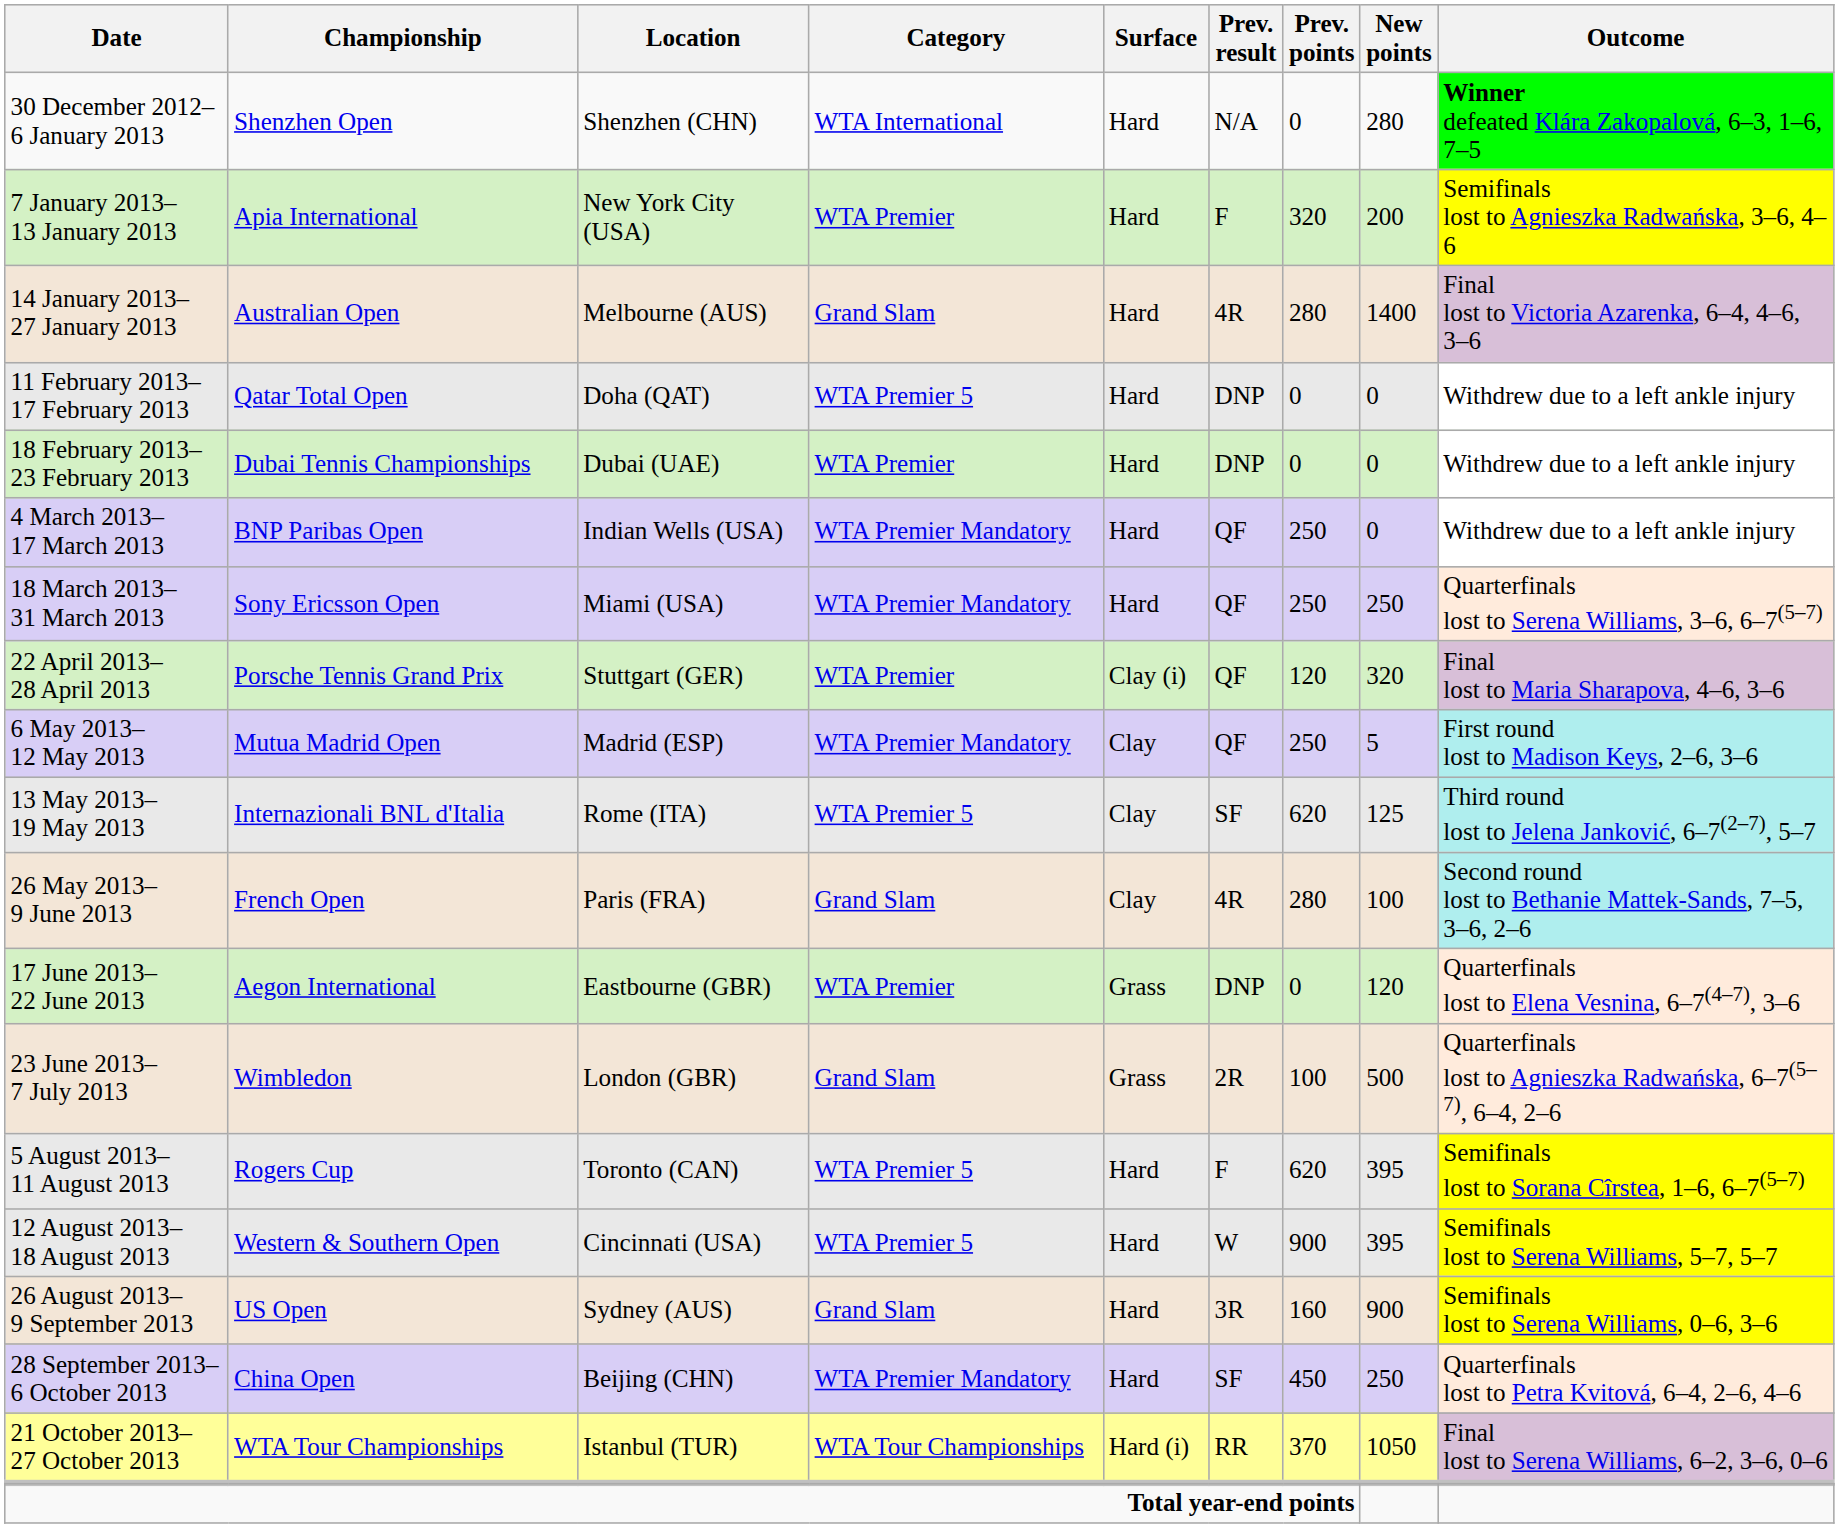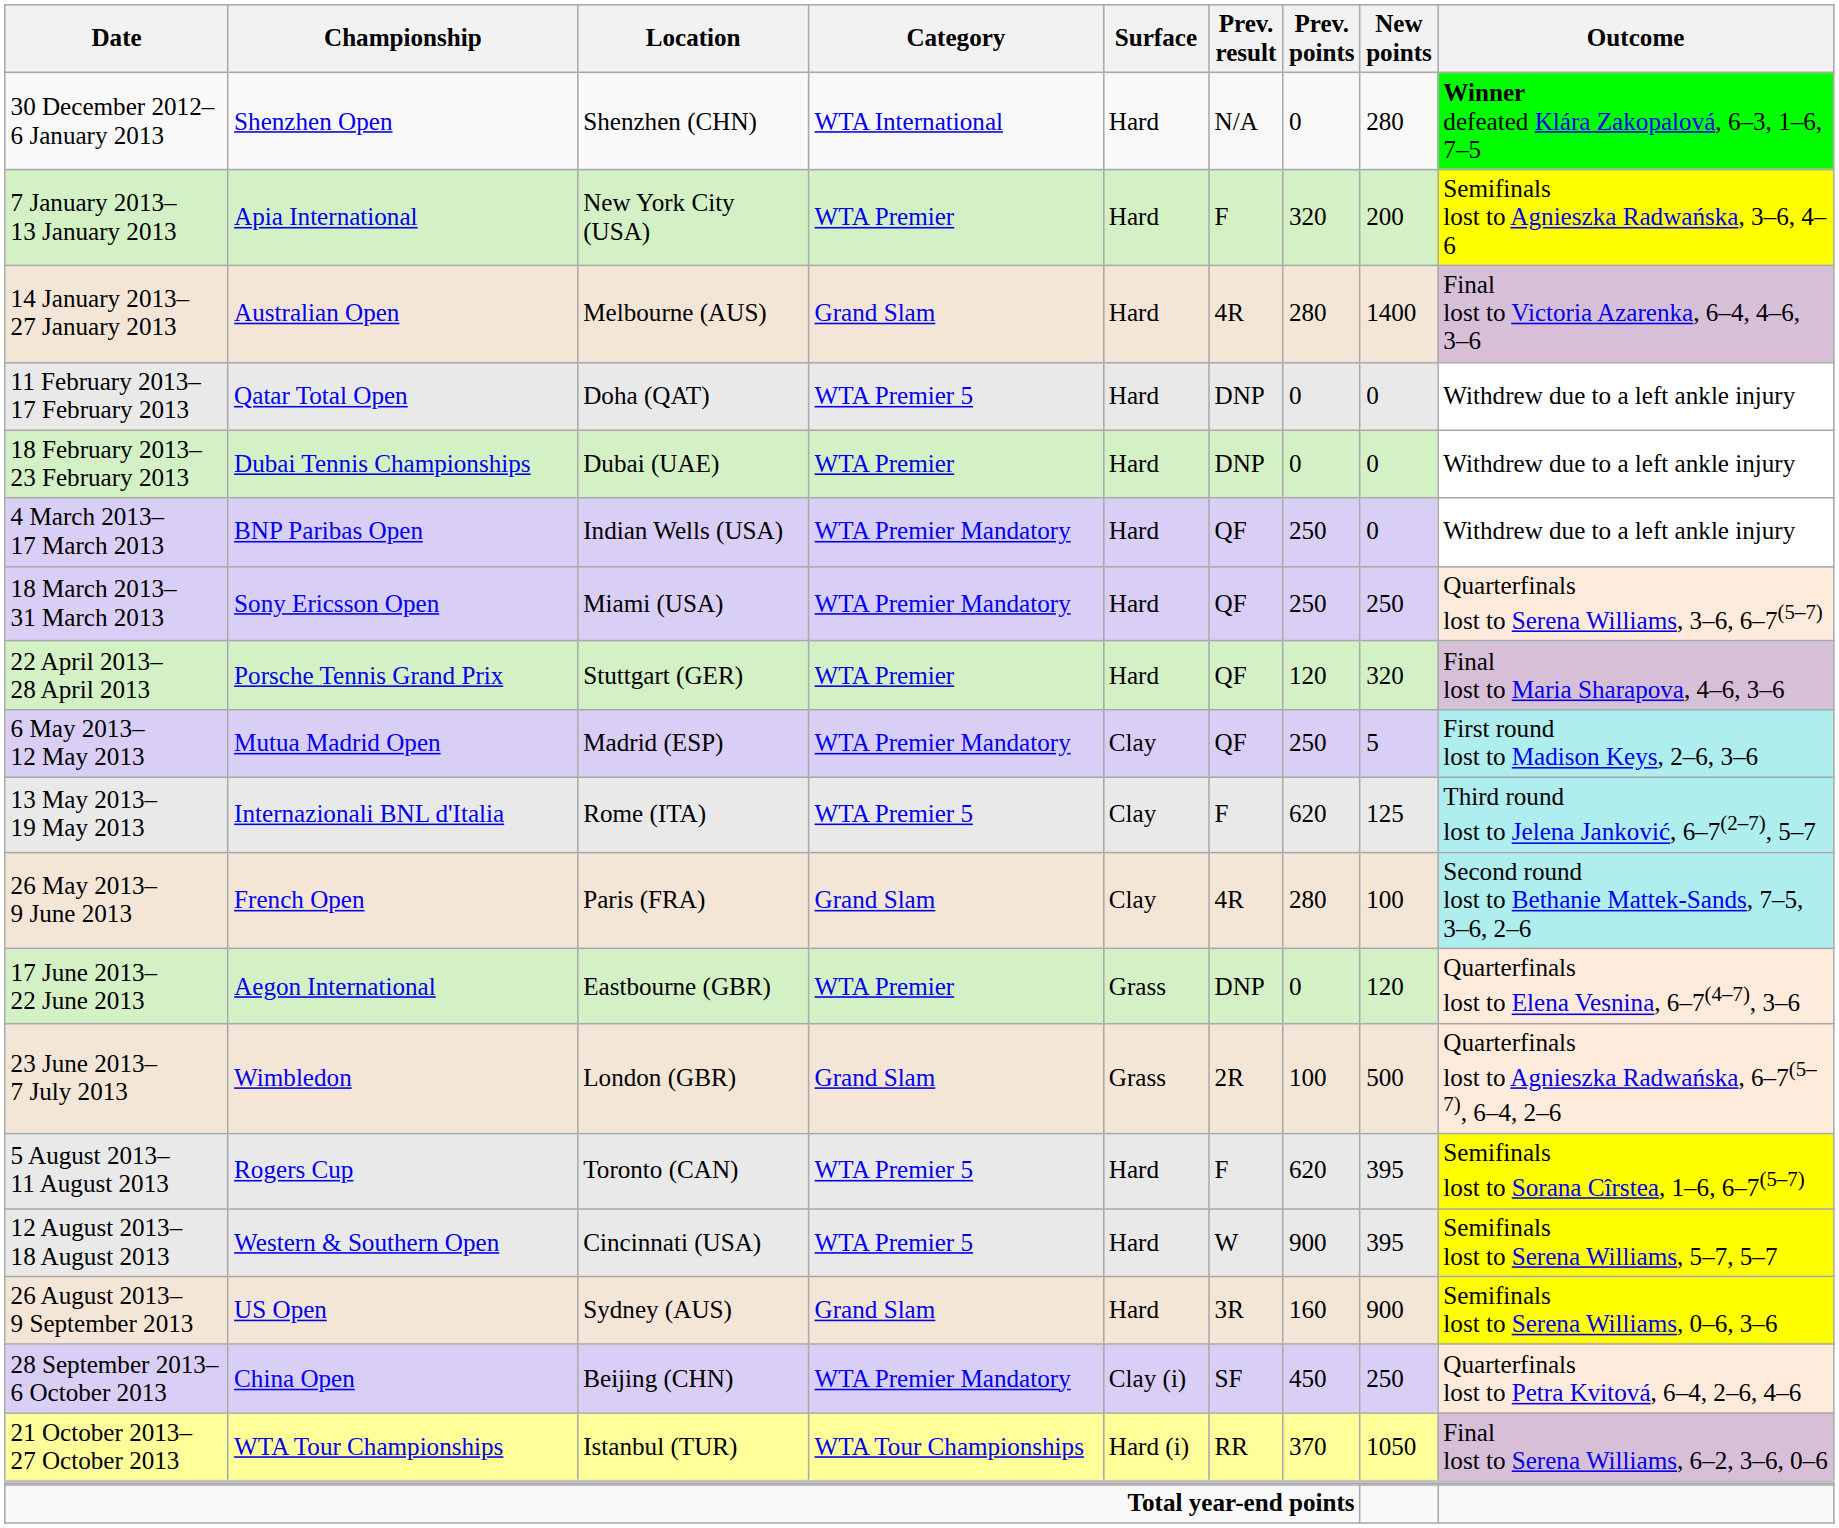(1148, 674) Clay (i) -> (1134, 674) Hard
(1229, 814) SF -> (1222, 814) F
(1134, 1378) Hard -> (1148, 1378) Clay (i)
